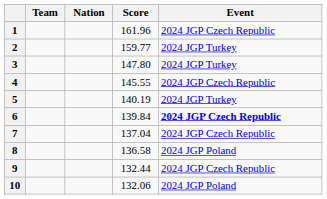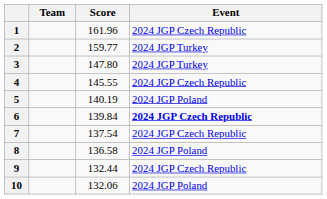- column: (89, 13)
(199, 99) 2024 JGP Turkey -> (170, 99) 2024 JGP Poland
(136, 133) 137.04 -> (103, 133) 137.54
